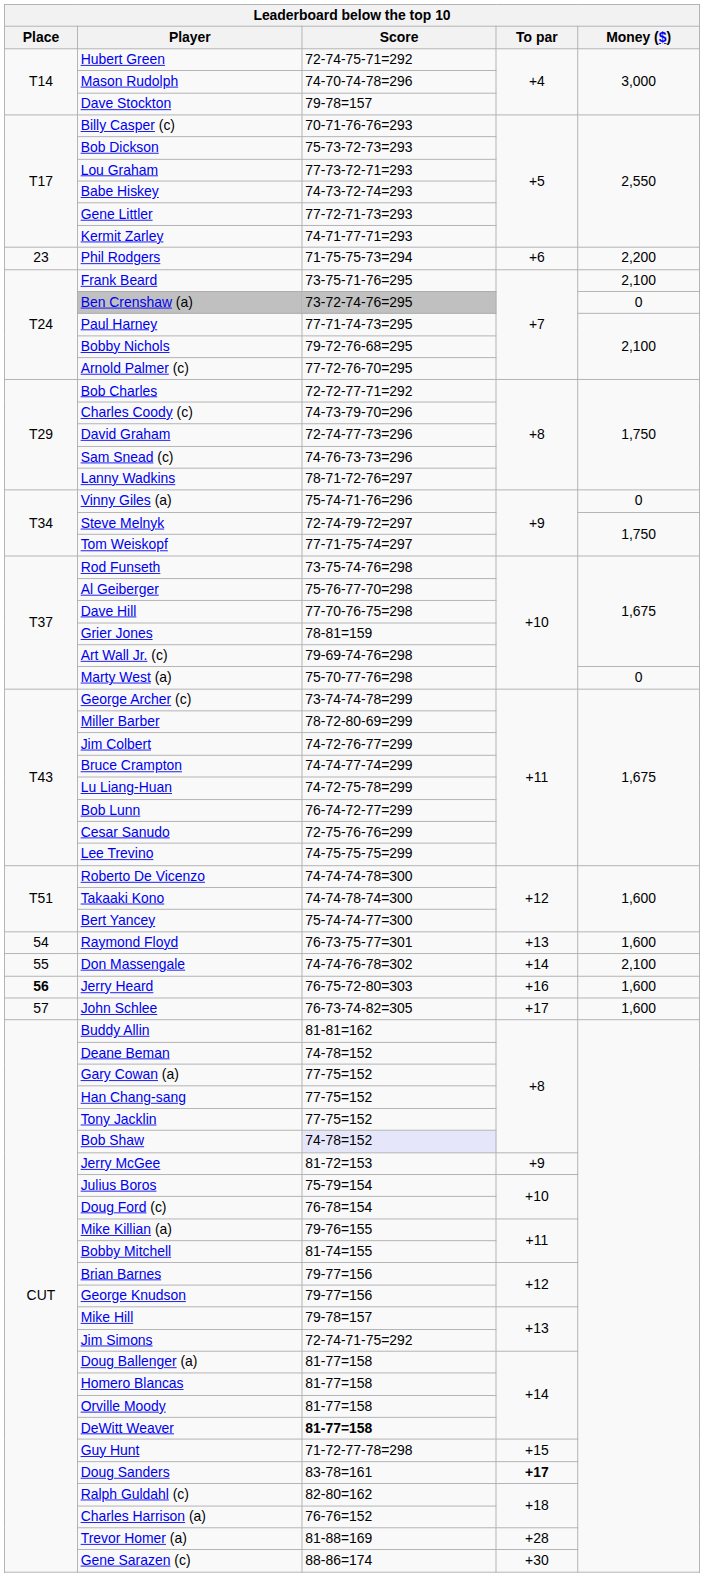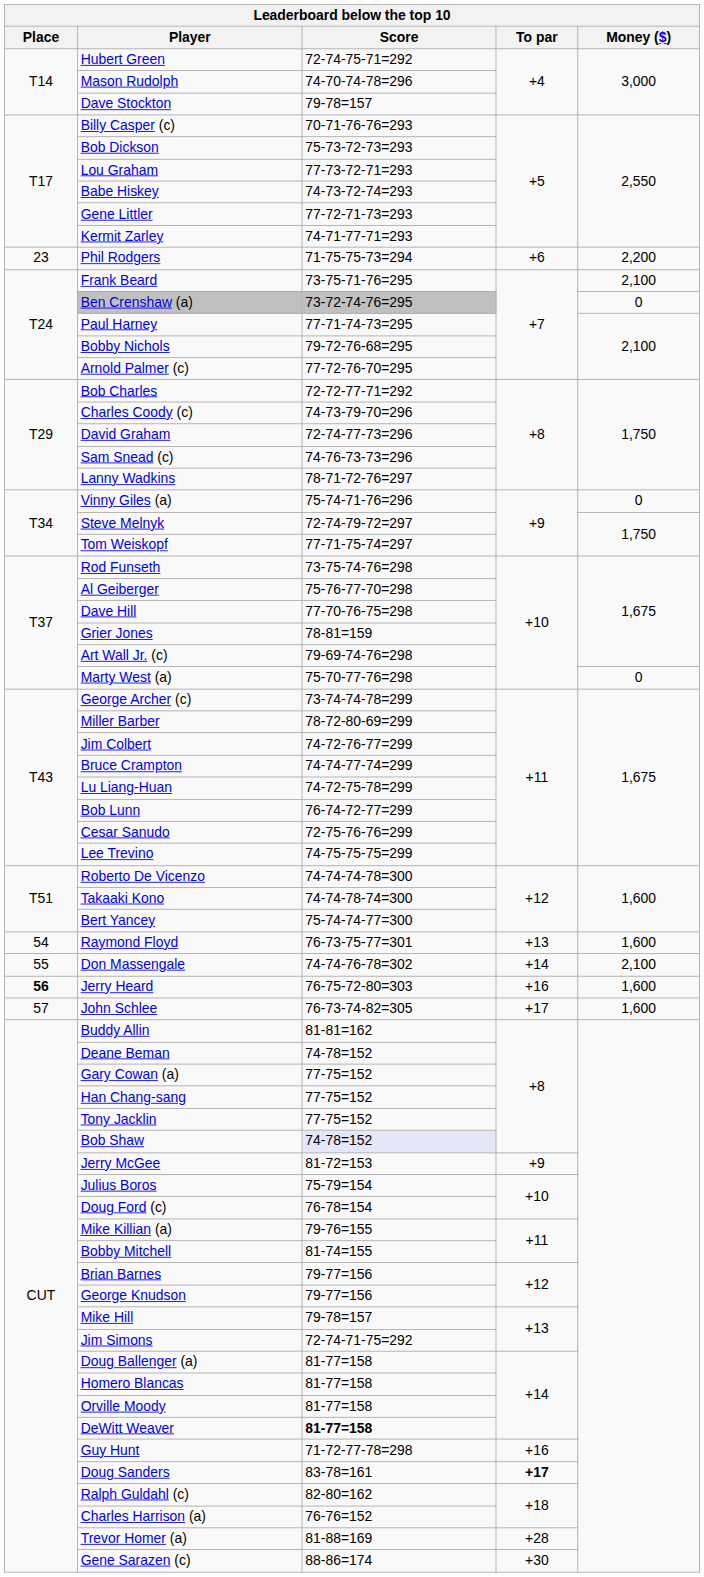(537, 1450) +15 -> (537, 1450) +16
